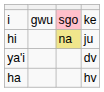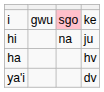(65, 39) khaki background -> (65, 39) no background
rows swapped: (14, 77) <-> (16, 58)
